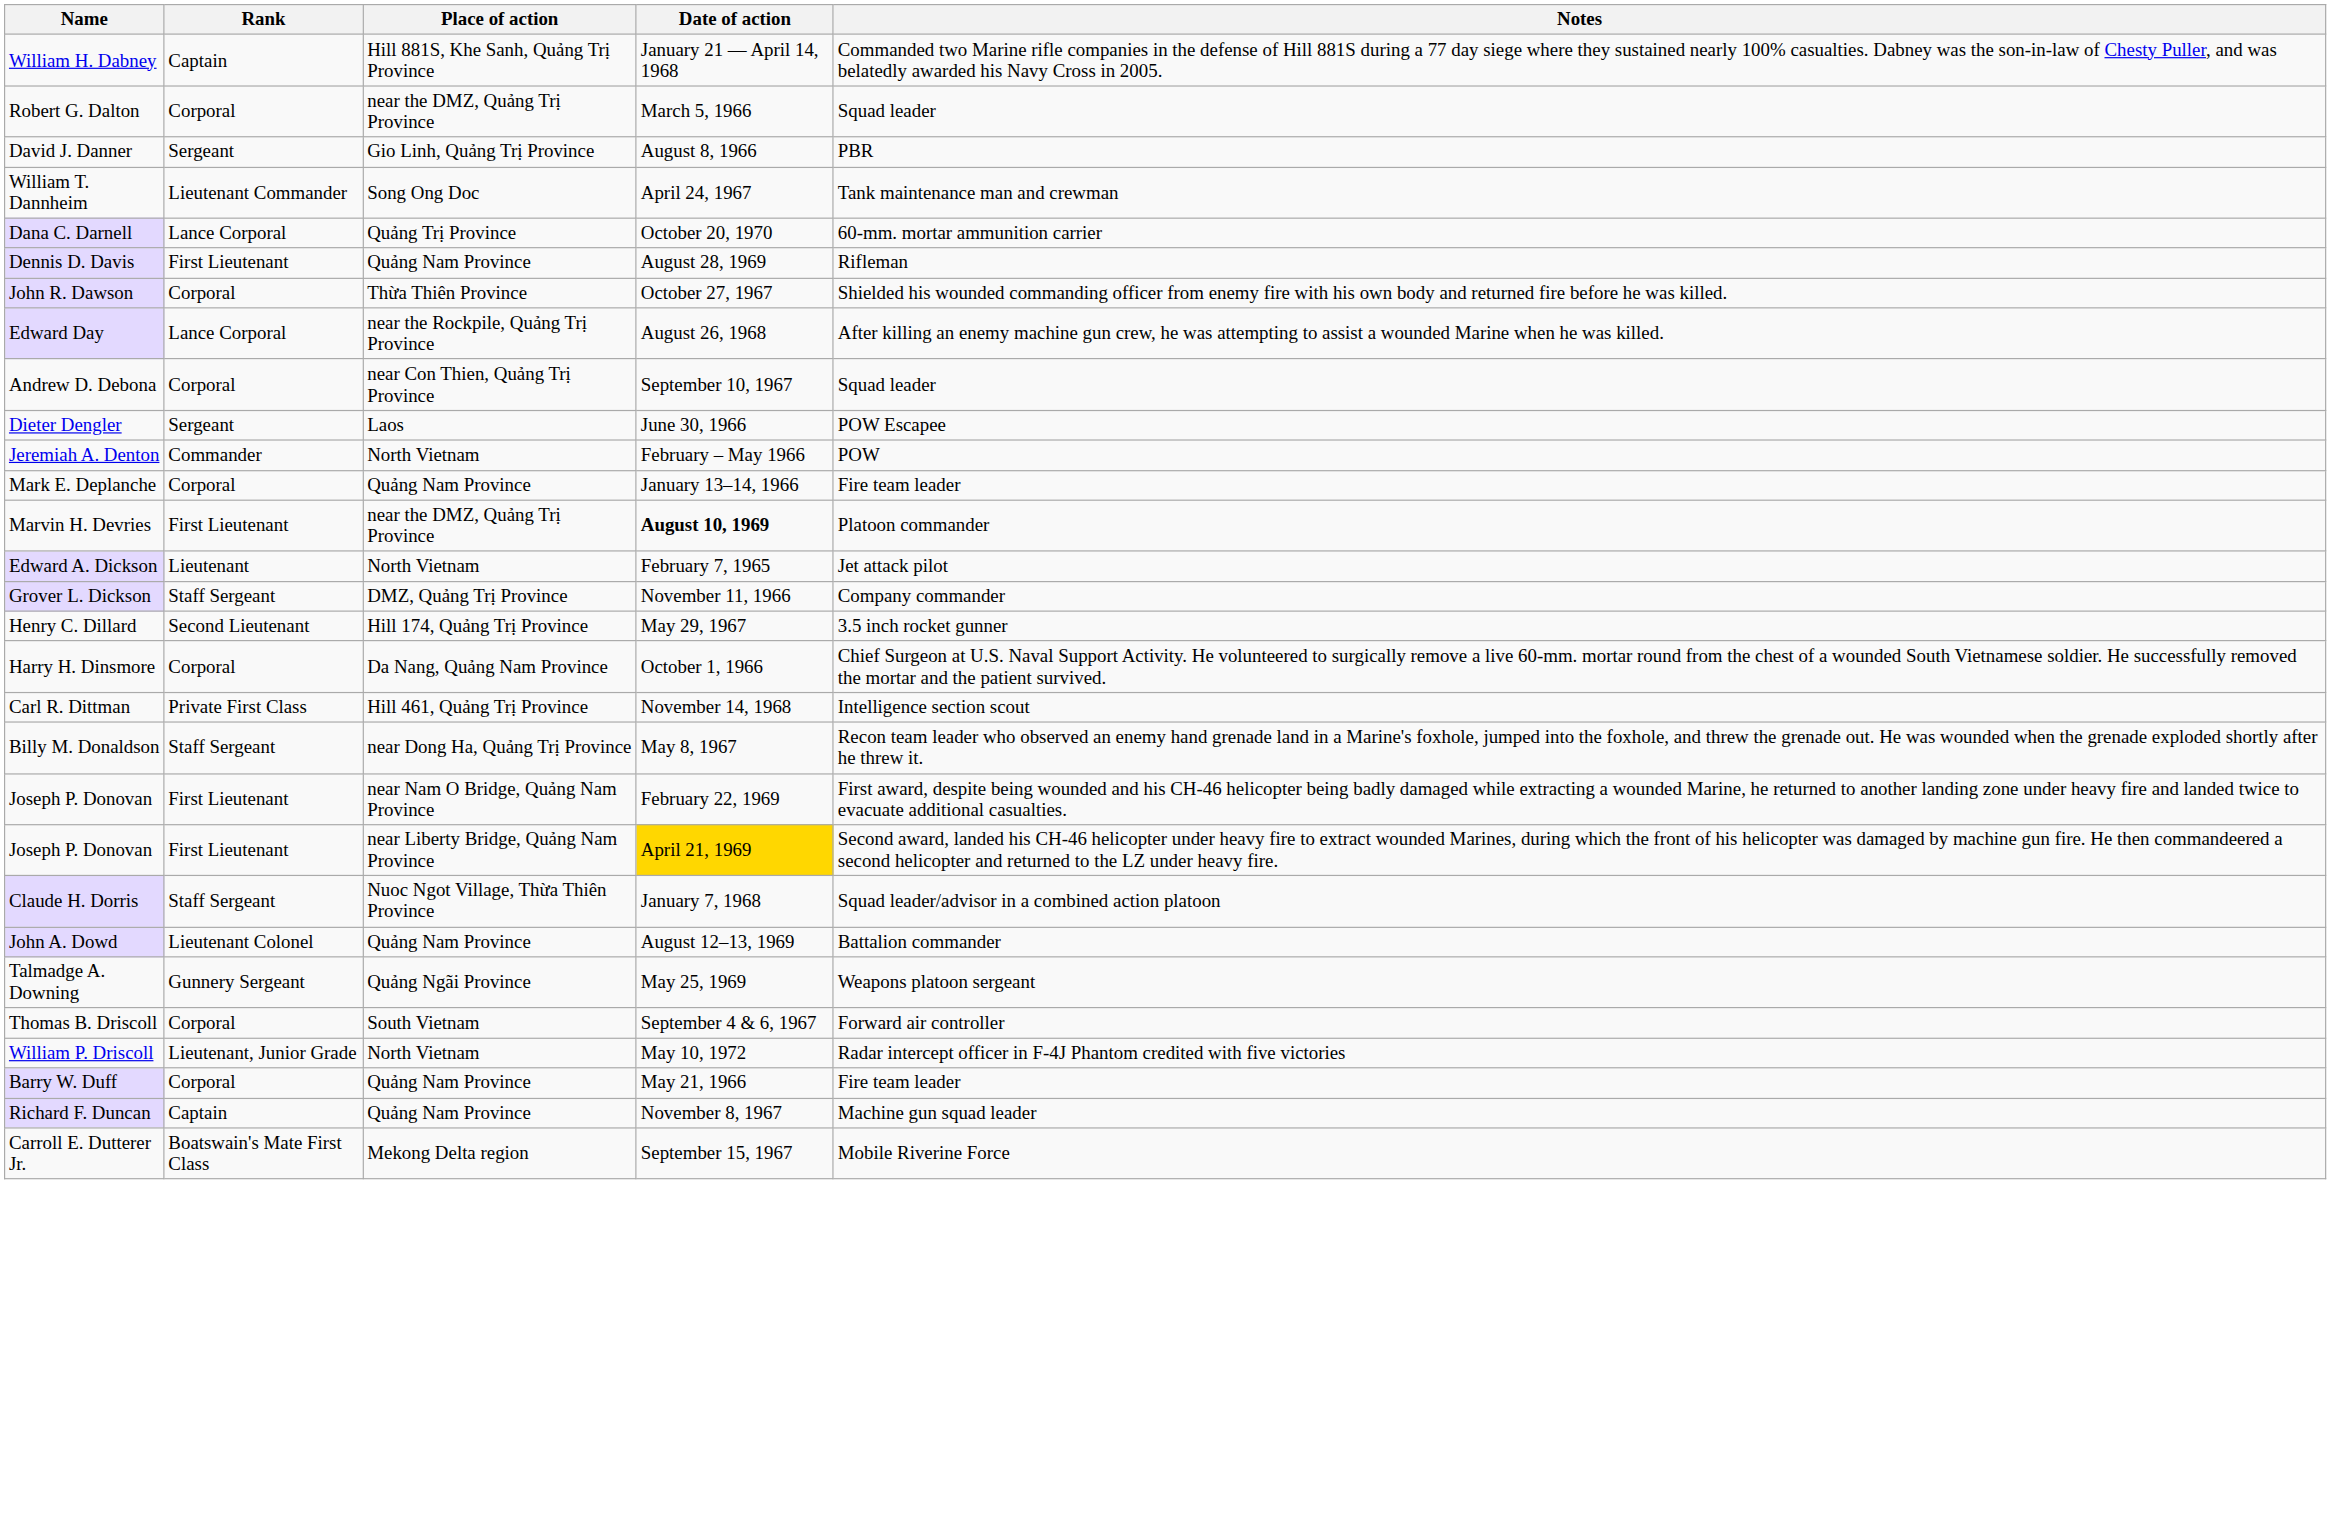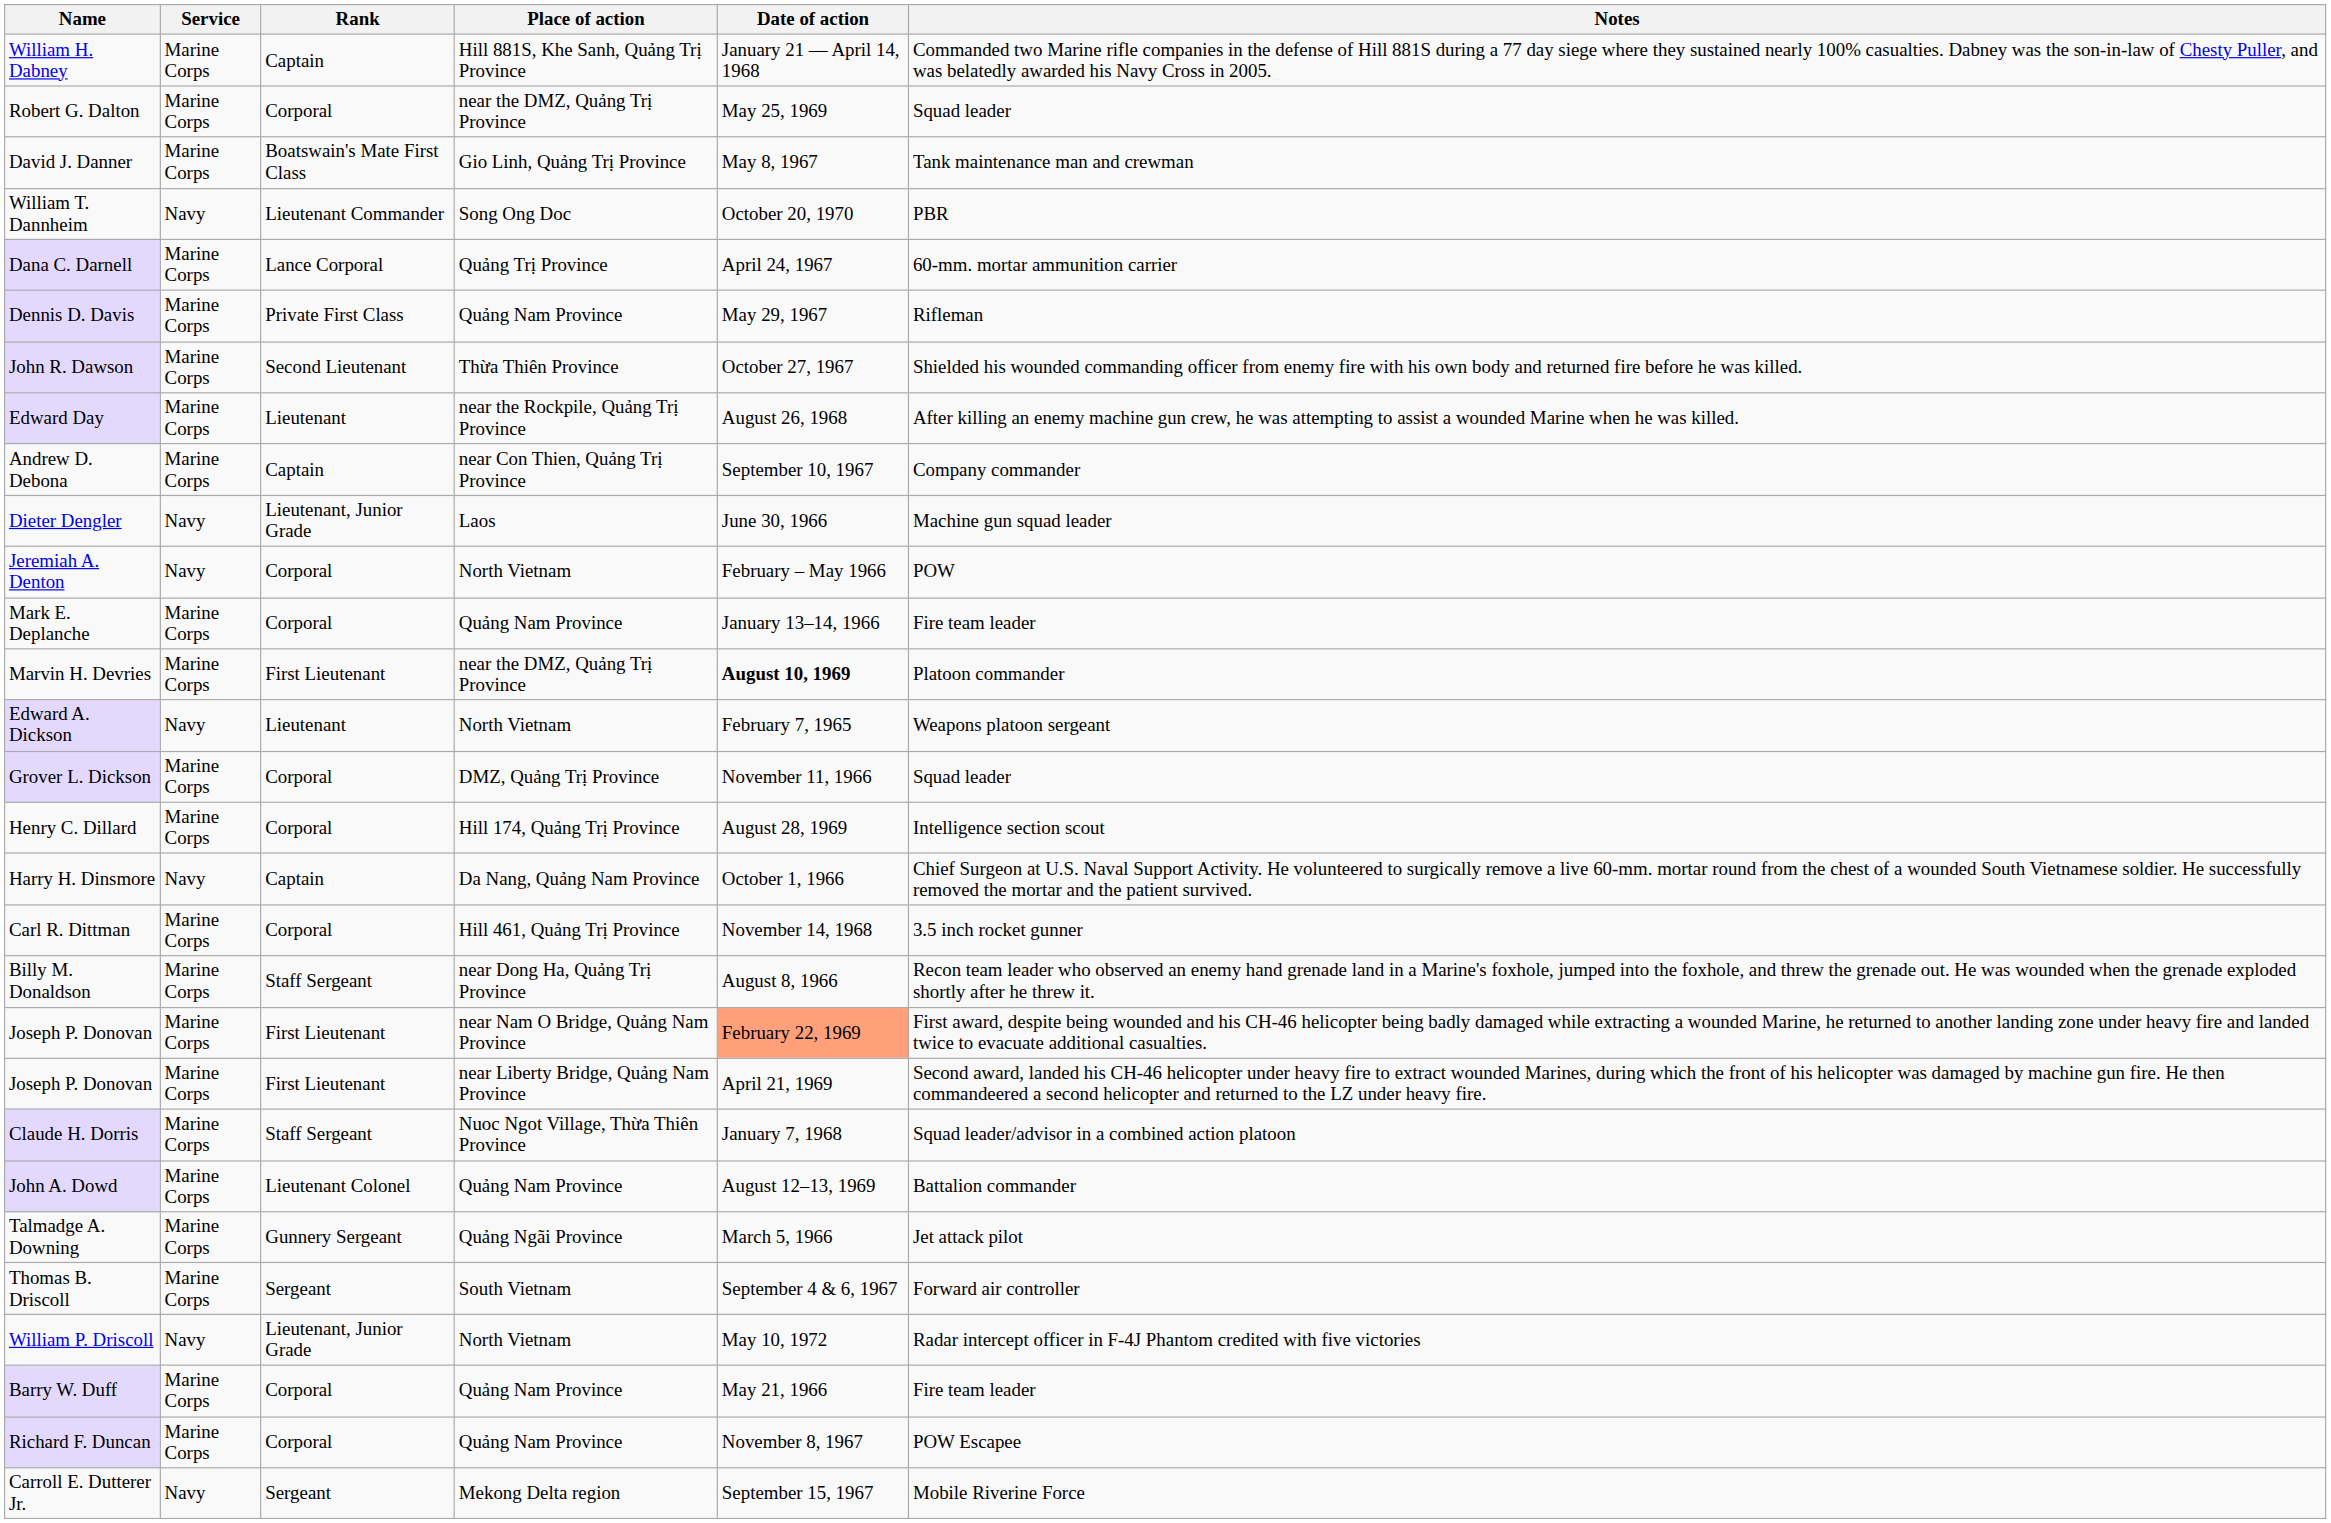+ column: (211, 19)
(696, 111) March 5, 1966 -> (775, 111) May 25, 1969
(201, 151) Sergeant -> (352, 162) Boatswain's Mate First Class
(699, 151) August 8, 1966 -> (770, 162) May 8, 1967
(856, 151) PBR -> (1053, 162) Tank maintenance man and crewman
(696, 192) April 24, 1967 -> (788, 213) October 20, 1970
(978, 192) Tank maintenance man and crewman -> (931, 213) PBR
(707, 232) October 20, 1970 -> (777, 264) April 24, 1967
(228, 262) First Lieutenant -> (334, 315) Private First Class
(703, 262) August 28, 1969 -> (775, 315) May 29, 1967
(202, 292) Corporal -> (336, 367) Second Lieutenant
(227, 333) Lance Corporal -> (306, 418) Lieutenant
(202, 384) Corporal -> (295, 469) Captain
(887, 384) Squad leader -> (997, 469) Company commander
(201, 425) Sergeant -> (334, 520) Lieutenant, Junior Grade
(892, 425) POW Escapee -> (1012, 520) Machine gun squad leader
(215, 455) Commander -> (299, 571) Corporal
(893, 566) Jet attack pilot -> (1012, 725) Weapons platoon sergeant
(222, 596) Staff Sergeant -> (299, 776) Corporal
(921, 596) Company commander -> (962, 776) Squad leader
(239, 625) Second Lieutenant -> (299, 827) Corporal
(693, 625) May 29, 1967 -> (785, 827) August 28, 1969
(923, 625) 3.5 inch rocket gunner -> (1009, 827) Intelligence section scout
(202, 666) Corporal -> (295, 878) Captain
(238, 707) Private First Class -> (299, 930) Corporal
(934, 707) Intelligence section scout -> (998, 930) 3.5 inch rocket gunner
(689, 747) May 8, 1967 -> (780, 981) August 8, 1966
(710, 798) no background -> (791, 1032) lightsalmon background
(696, 850) gold background -> (777, 1083) no background
(693, 982) May 25, 1969 -> (777, 1237) March 5, 1966
(936, 982) Weapons platoon sergeant -> (968, 1237) Jet attack pilot
(202, 1022) Corporal -> (298, 1288) Sergeant
(198, 1112) Captain -> (299, 1441) Corporal
(937, 1112) Machine gun squad leader -> (967, 1441) POW Escapee
(255, 1153) Boatswain's Mate First Class -> (298, 1493) Sergeant
